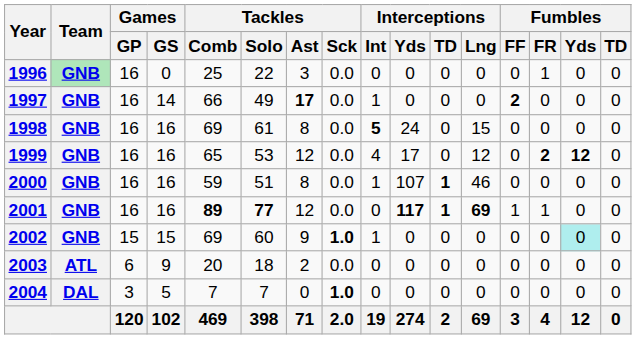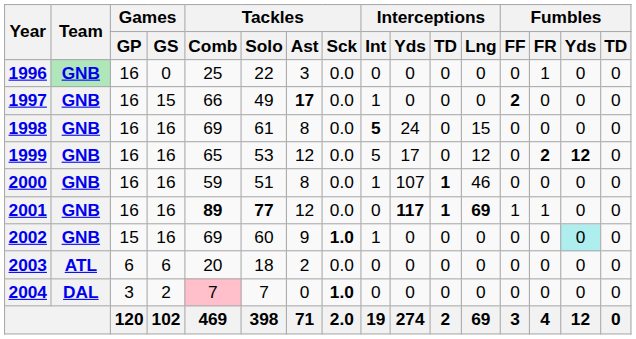(166, 100) 14 -> (166, 100) 15
(376, 155) 4 -> (376, 155) 5
(166, 237) 15 -> (166, 237) 16
(166, 264) 9 -> (166, 264) 6
(166, 292) 5 -> (166, 292) 2
(213, 292) no background -> (213, 292) pink background
